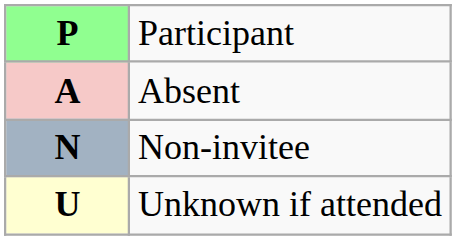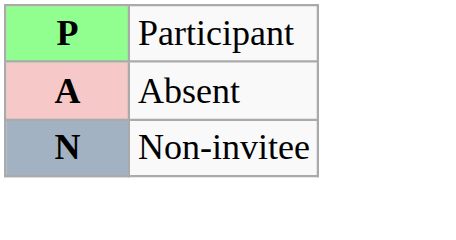- row: (290, 204)
